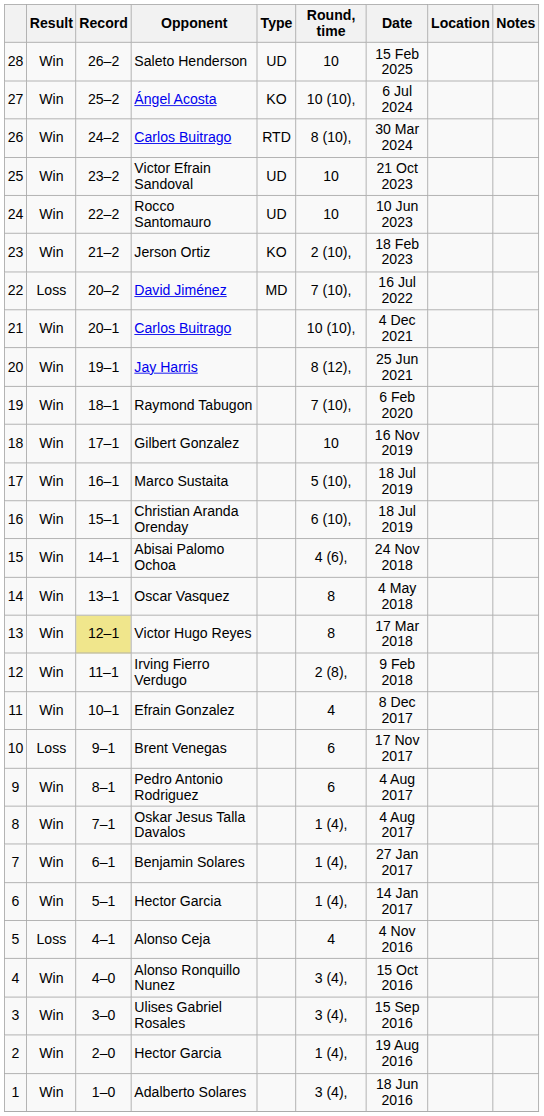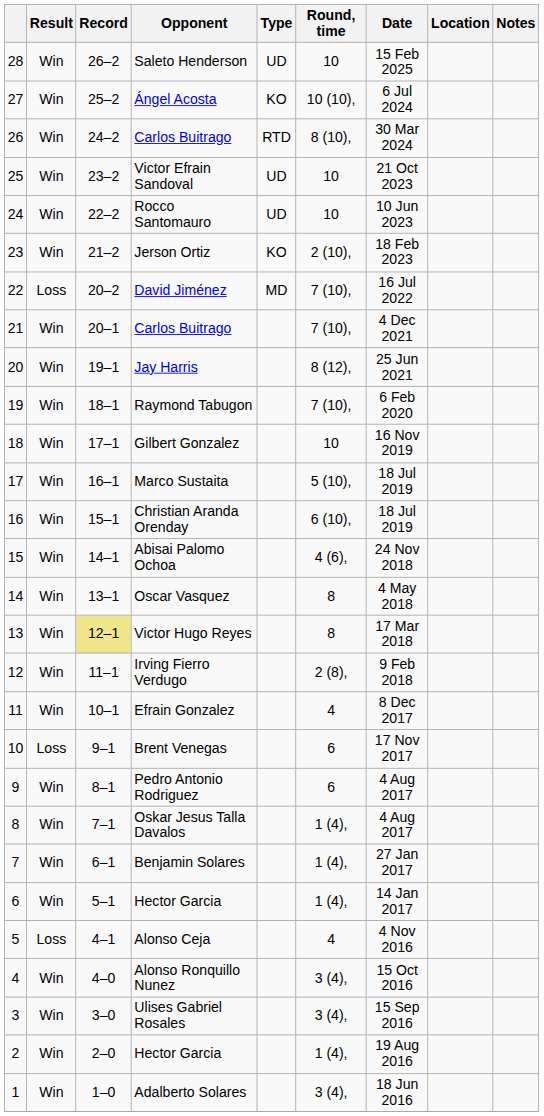(331, 328) 10 (10), -> (331, 328) 7 (10),
